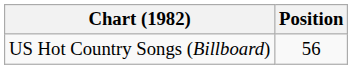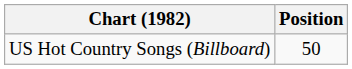(311, 49) 56 -> (311, 49) 50
